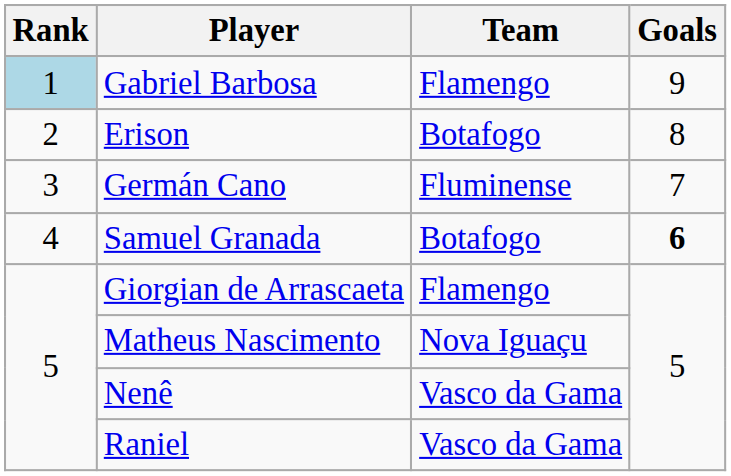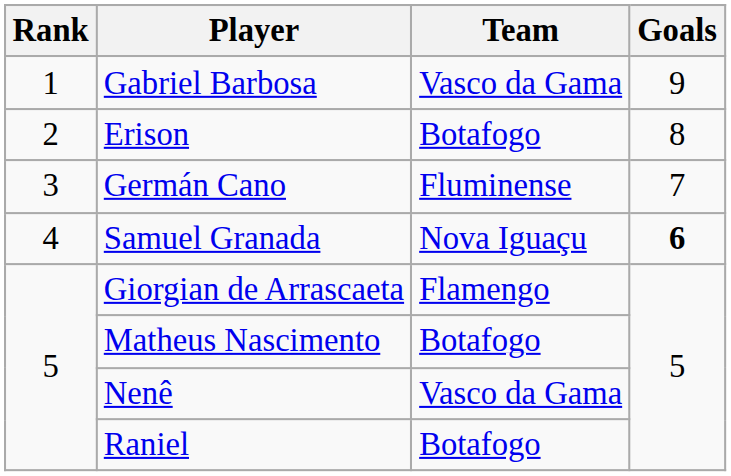(51, 82) lightblue background -> (51, 82) no background
(484, 82) Flamengo -> (521, 82) Vasco da Gama
(480, 237) Botafogo -> (503, 237) Nova Iguaçu
(503, 340) Nova Iguaçu -> (480, 340) Botafogo
(521, 444) Vasco da Gama -> (480, 444) Botafogo
